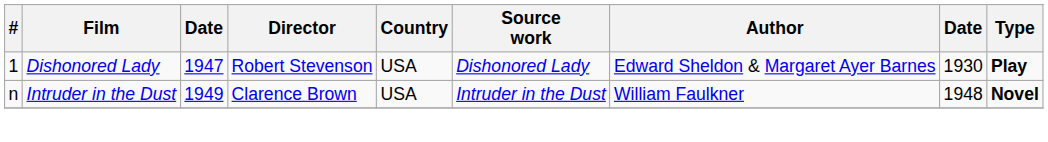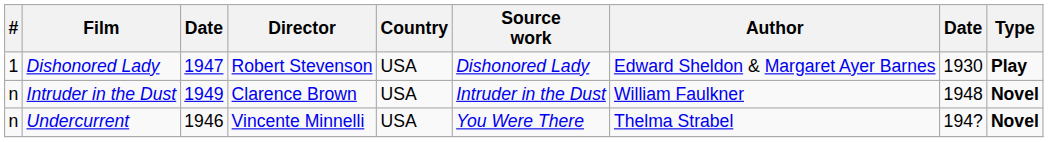+ row: (78, 121)
